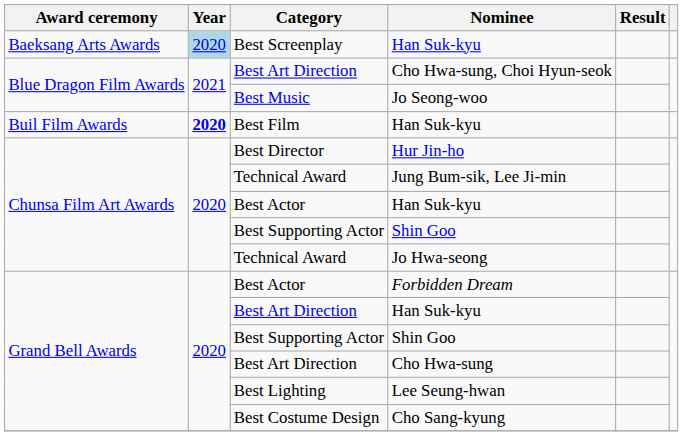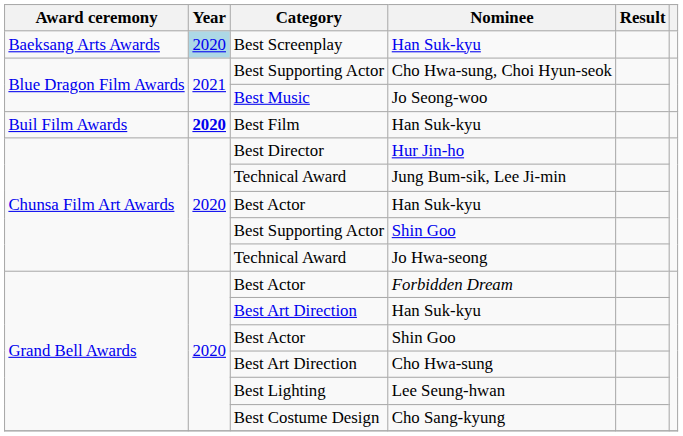(295, 71) Best Art Direction -> (309, 71) Best Supporting Actor
(309, 337) Best Supporting Actor -> (269, 337) Best Actor
